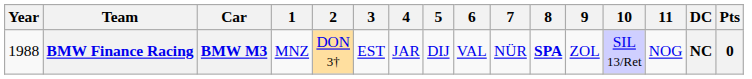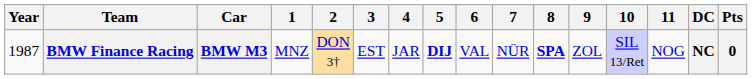(24, 51) 1988 -> (24, 51) 1987
(438, 51) normal -> (440, 51) bold
